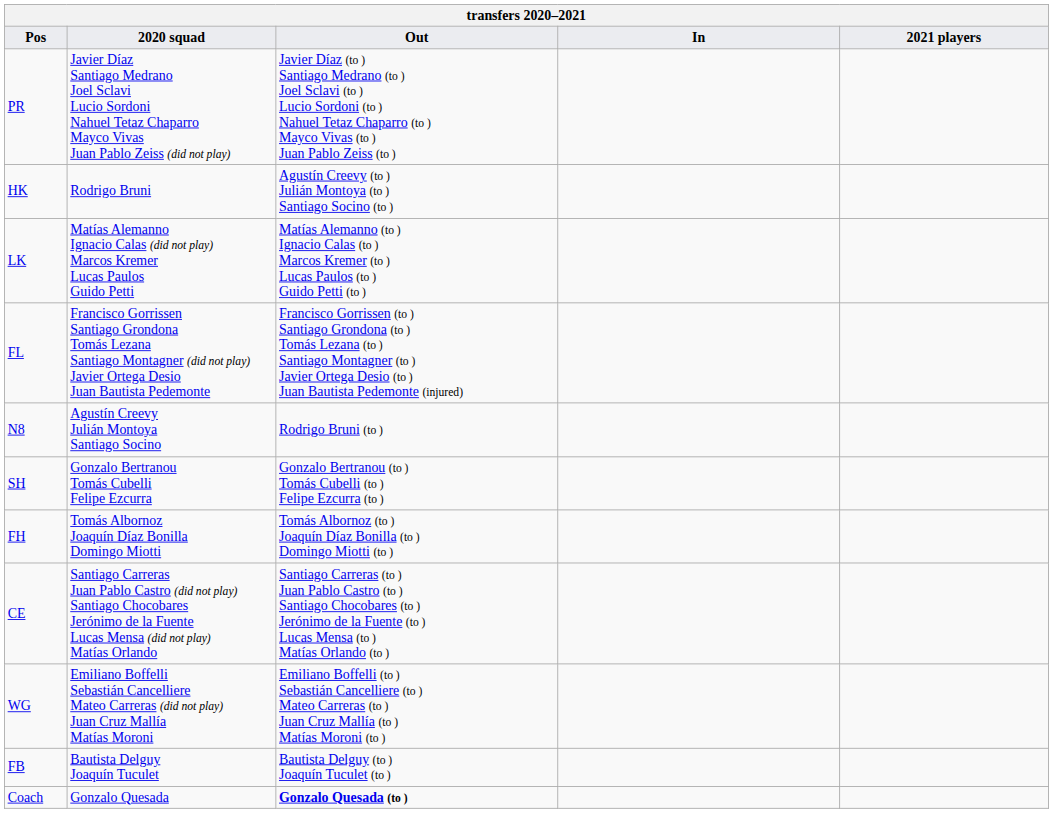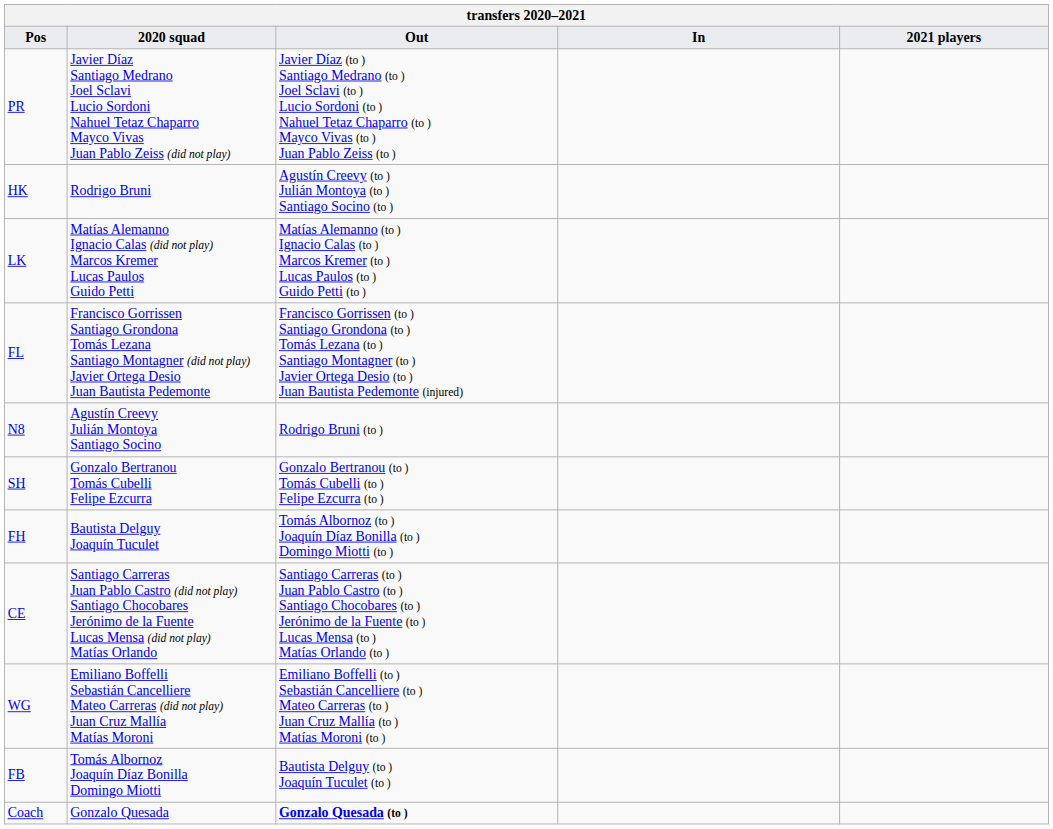(129, 536) Tomás Albornoz Joaquín Díaz Bonilla Domingo Miotti -> (115, 536) Bautista Delguy Joaquín Tuculet
(115, 767) Bautista Delguy Joaquín Tuculet -> (129, 775) Tomás Albornoz Joaquín Díaz Bonilla Domingo Miotti
